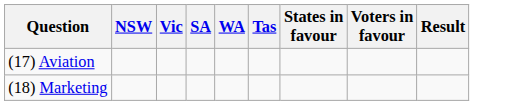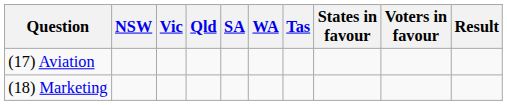+ column: (203, 26)
